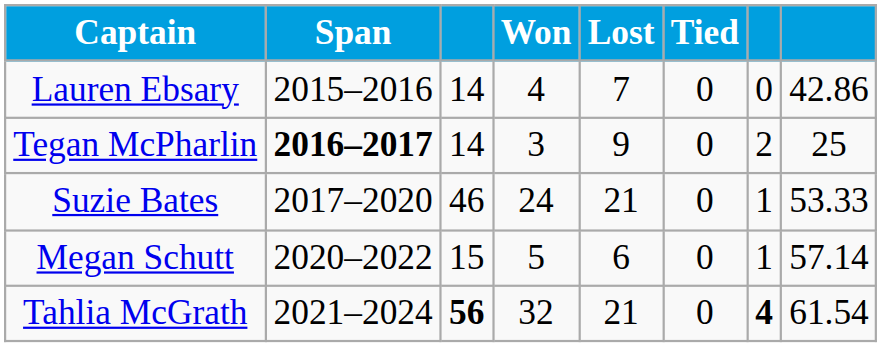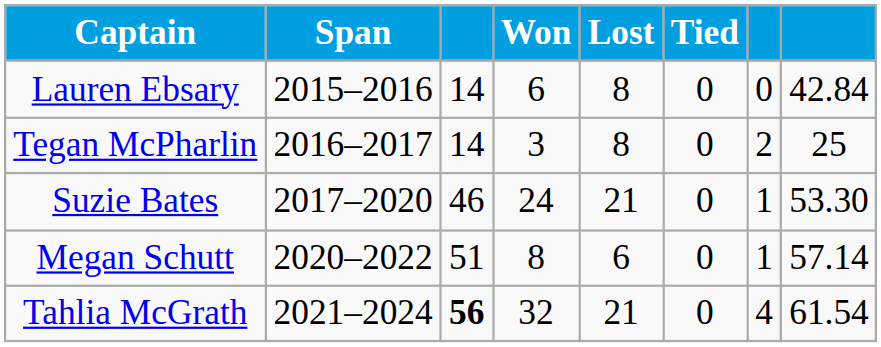(536, 88) 4 -> (536, 88) 6
(621, 88) 7 -> (621, 88) 8
(829, 88) 42.86 -> (829, 88) 42.84
(353, 144) bold -> (353, 144) normal
(621, 144) 9 -> (621, 144) 8
(829, 200) 53.33 -> (829, 200) 53.30
(467, 256) 15 -> (467, 256) 51
(536, 256) 5 -> (536, 256) 8
(764, 312) bold -> (764, 312) normal
